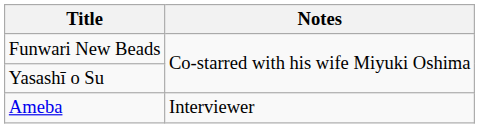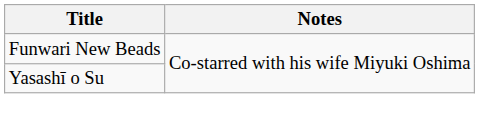- row: (36, 107)
